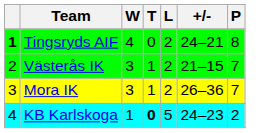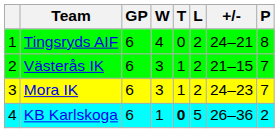+ column: (137, 16)
(12, 41) bold -> (12, 41) normal
(202, 90) 26–36 -> (232, 90) 24–23
(202, 115) 24–23 -> (232, 115) 26–36
